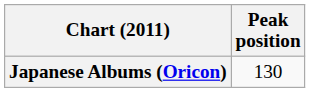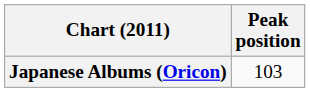(268, 71) 130 -> (268, 71) 103
